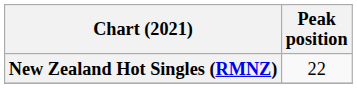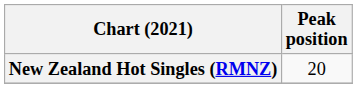(317, 68) 22 -> (317, 68) 20
